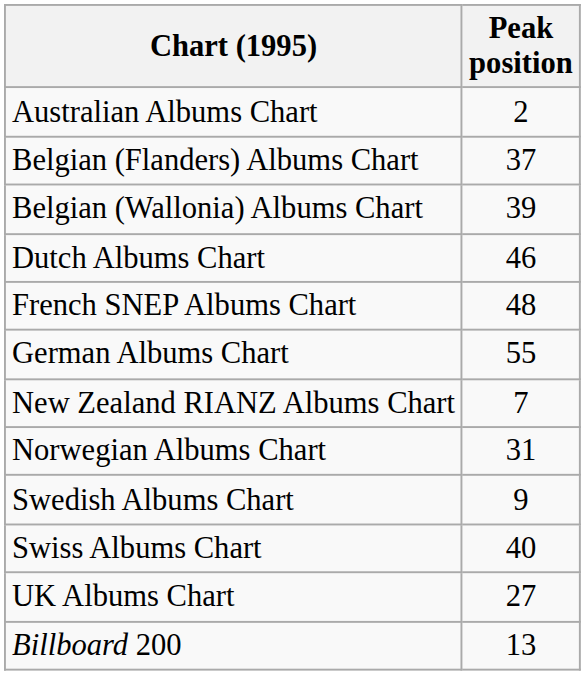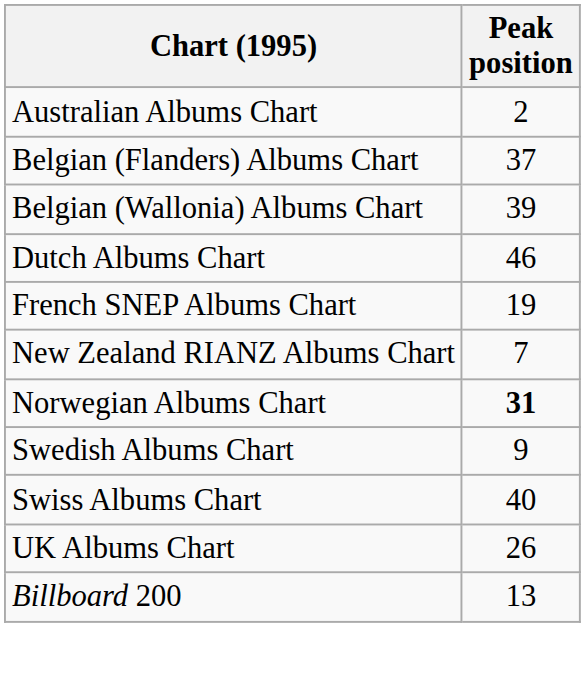(521, 305) 48 -> (521, 305) 19
- row: (150, 353)
(521, 450) normal -> (521, 402) bold
(521, 596) 27 -> (521, 547) 26
